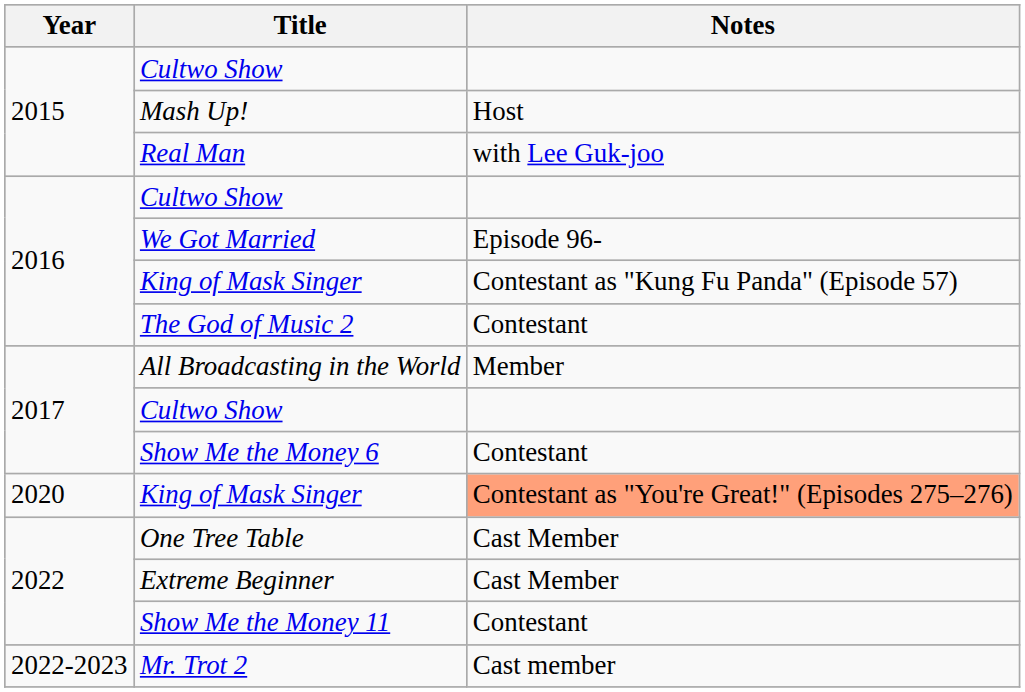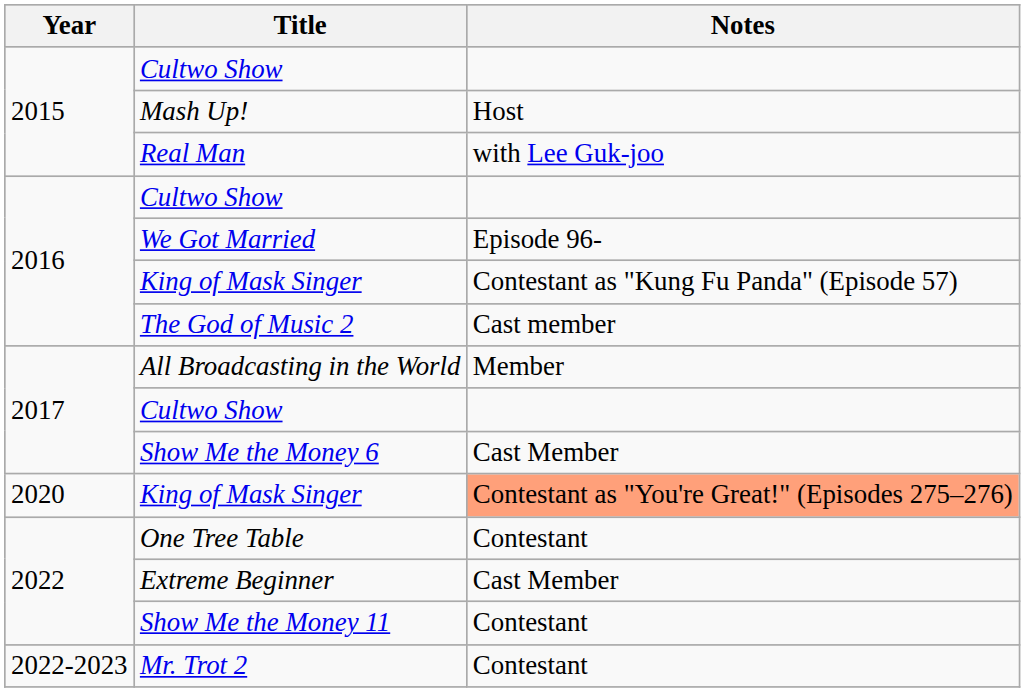(530, 324) Contestant -> (544, 324) Cast member
(530, 452) Contestant -> (546, 452) Cast Member
(546, 537) Cast Member -> (530, 537) Contestant
(544, 665) Cast member -> (530, 665) Contestant
